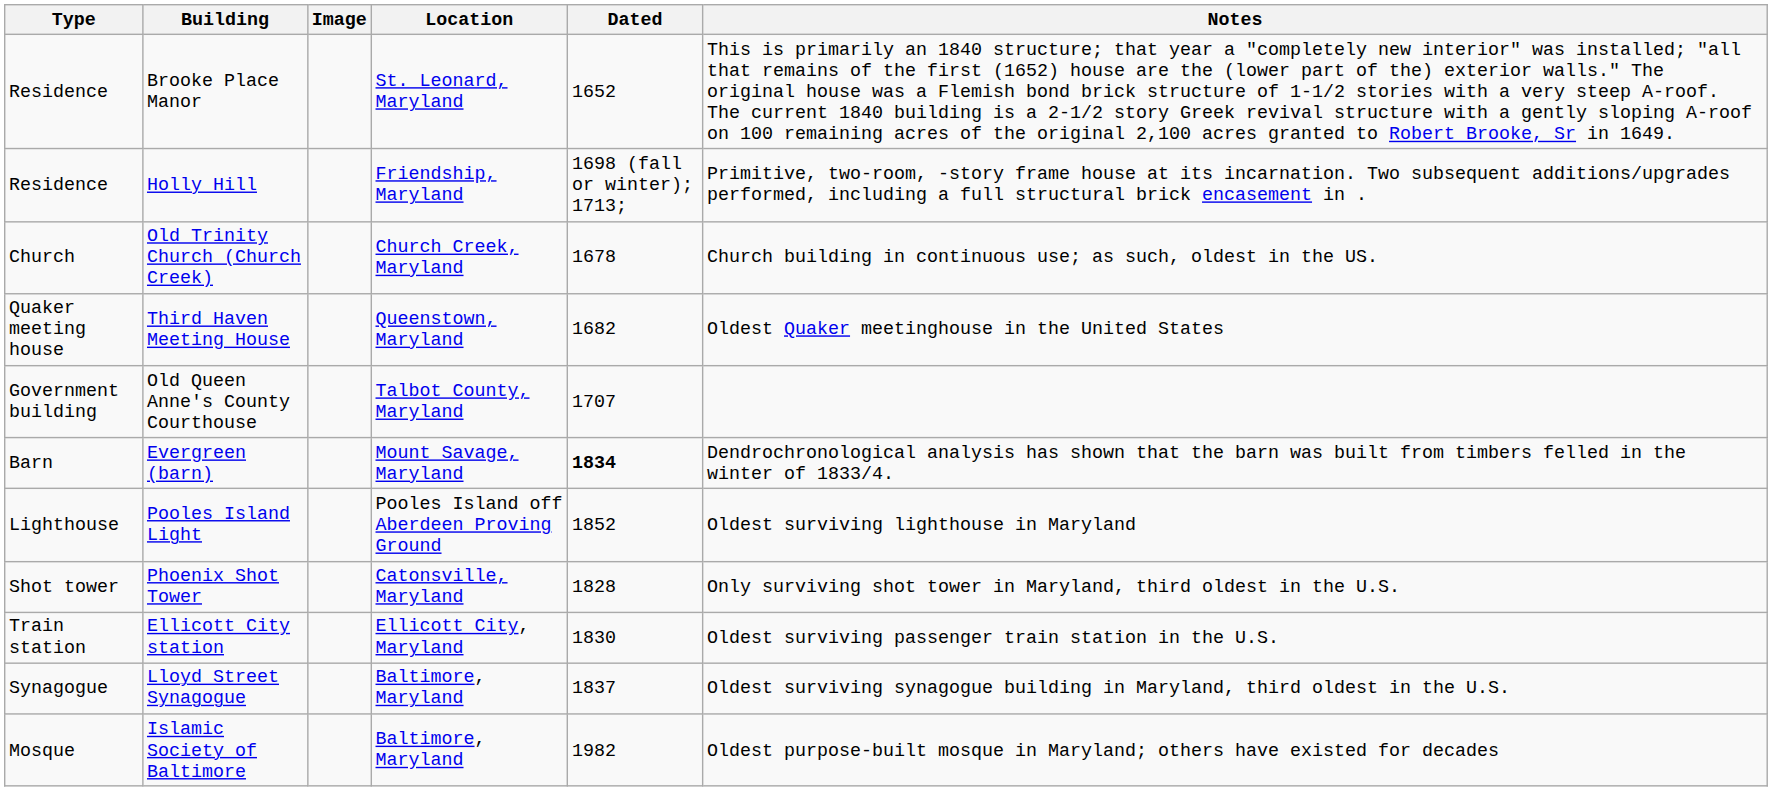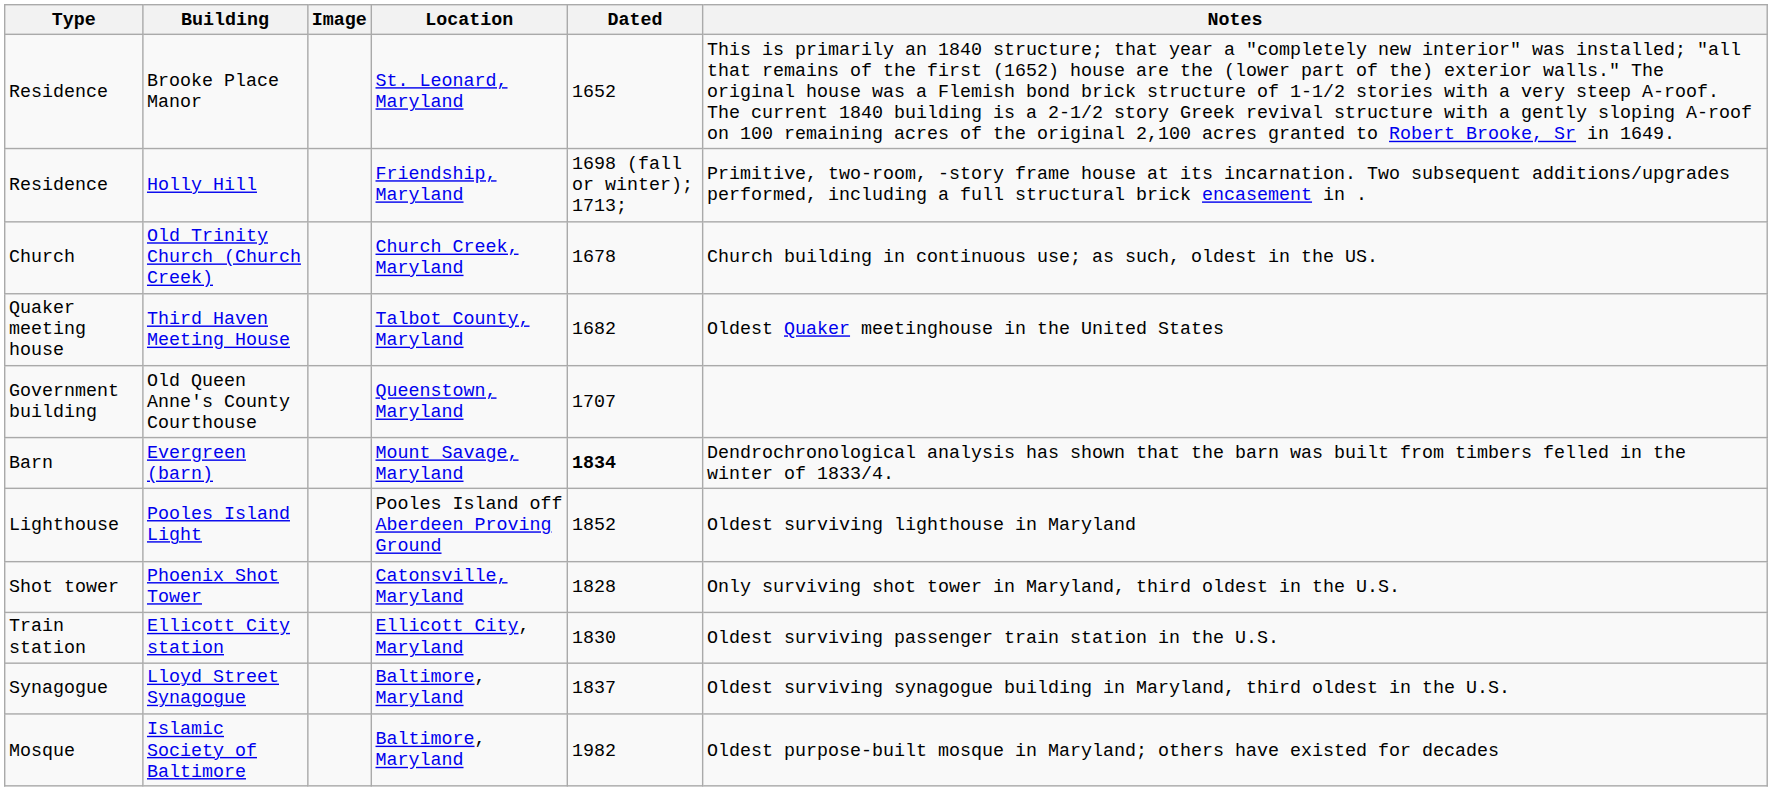(436, 329) Queenstown, Maryland -> (453, 329) Talbot County, Maryland
(453, 402) Talbot County, Maryland -> (436, 402) Queenstown, Maryland
